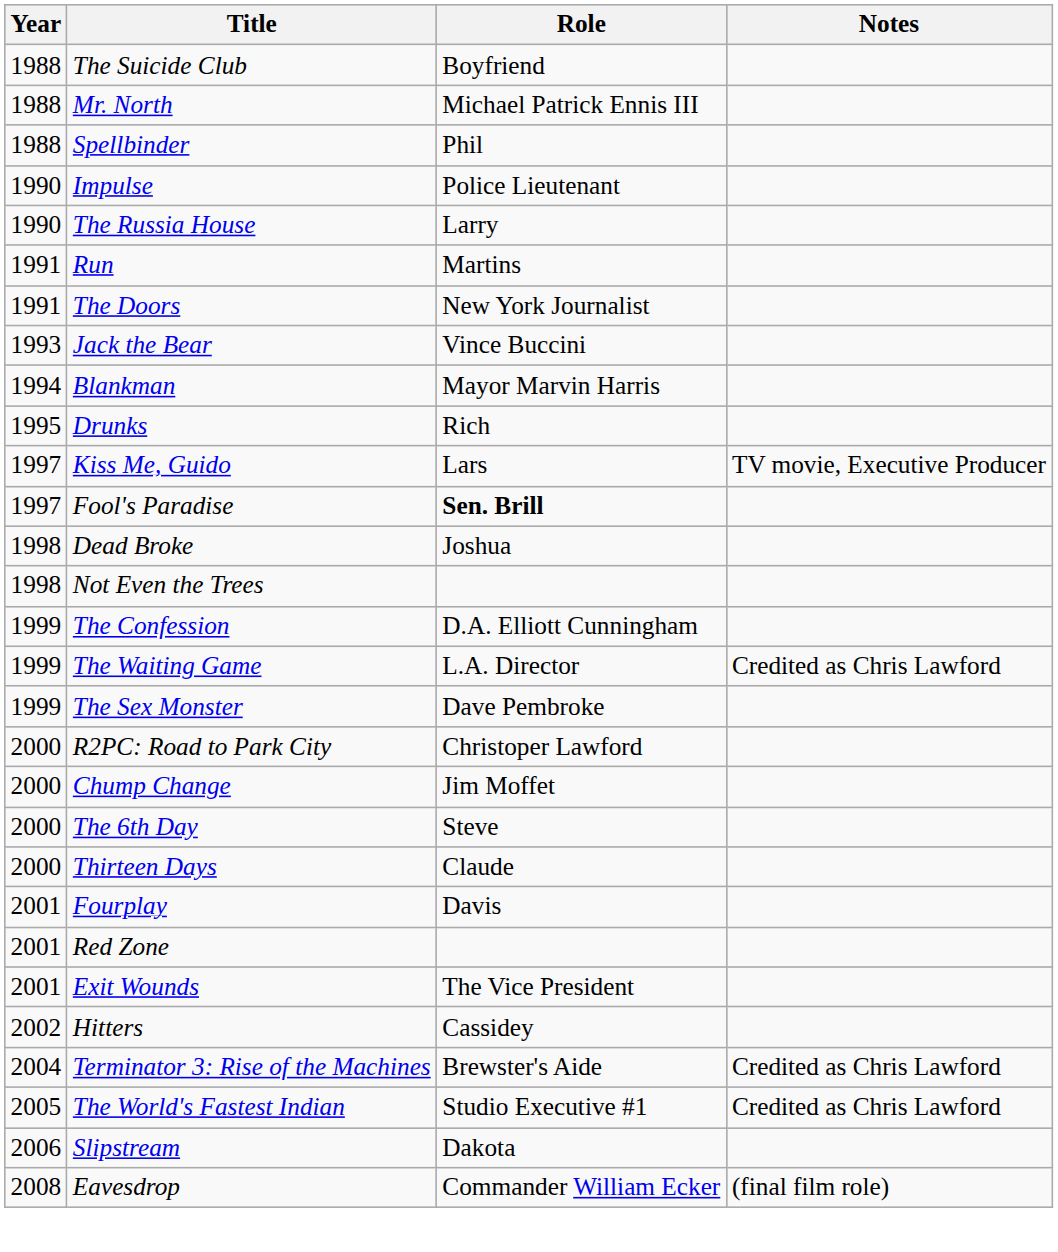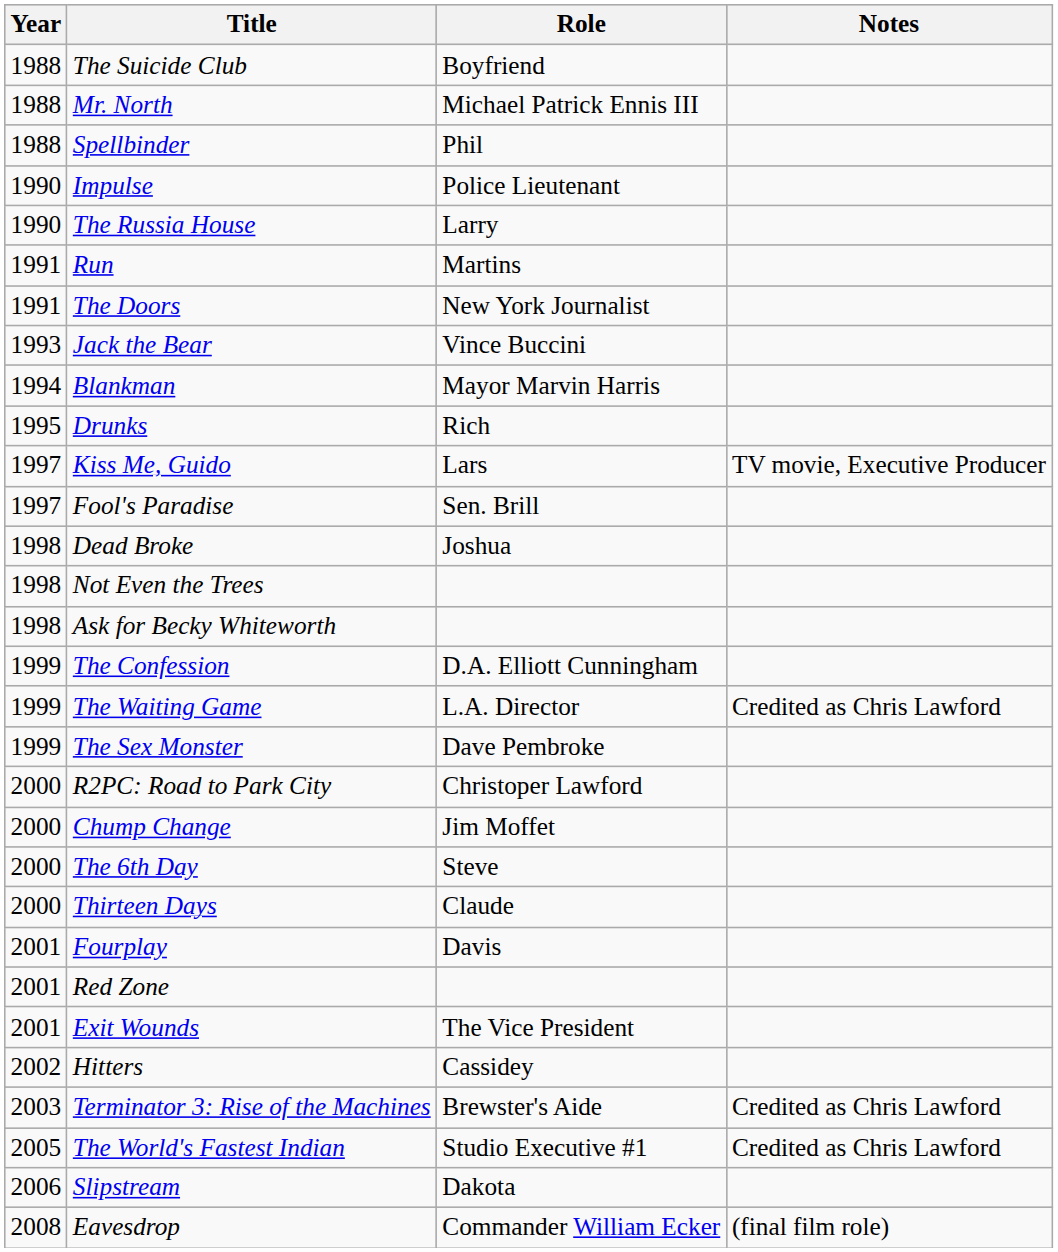(493, 505) bold -> (491, 505) normal
+ row: (204, 625)
(36, 1066) 2004 -> (36, 1107) 2003
